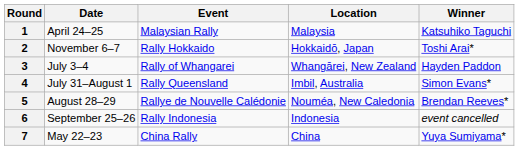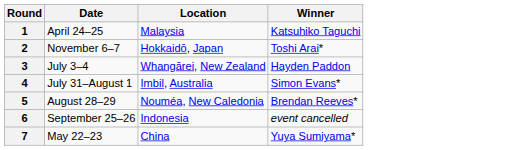- column: (213, 13)
